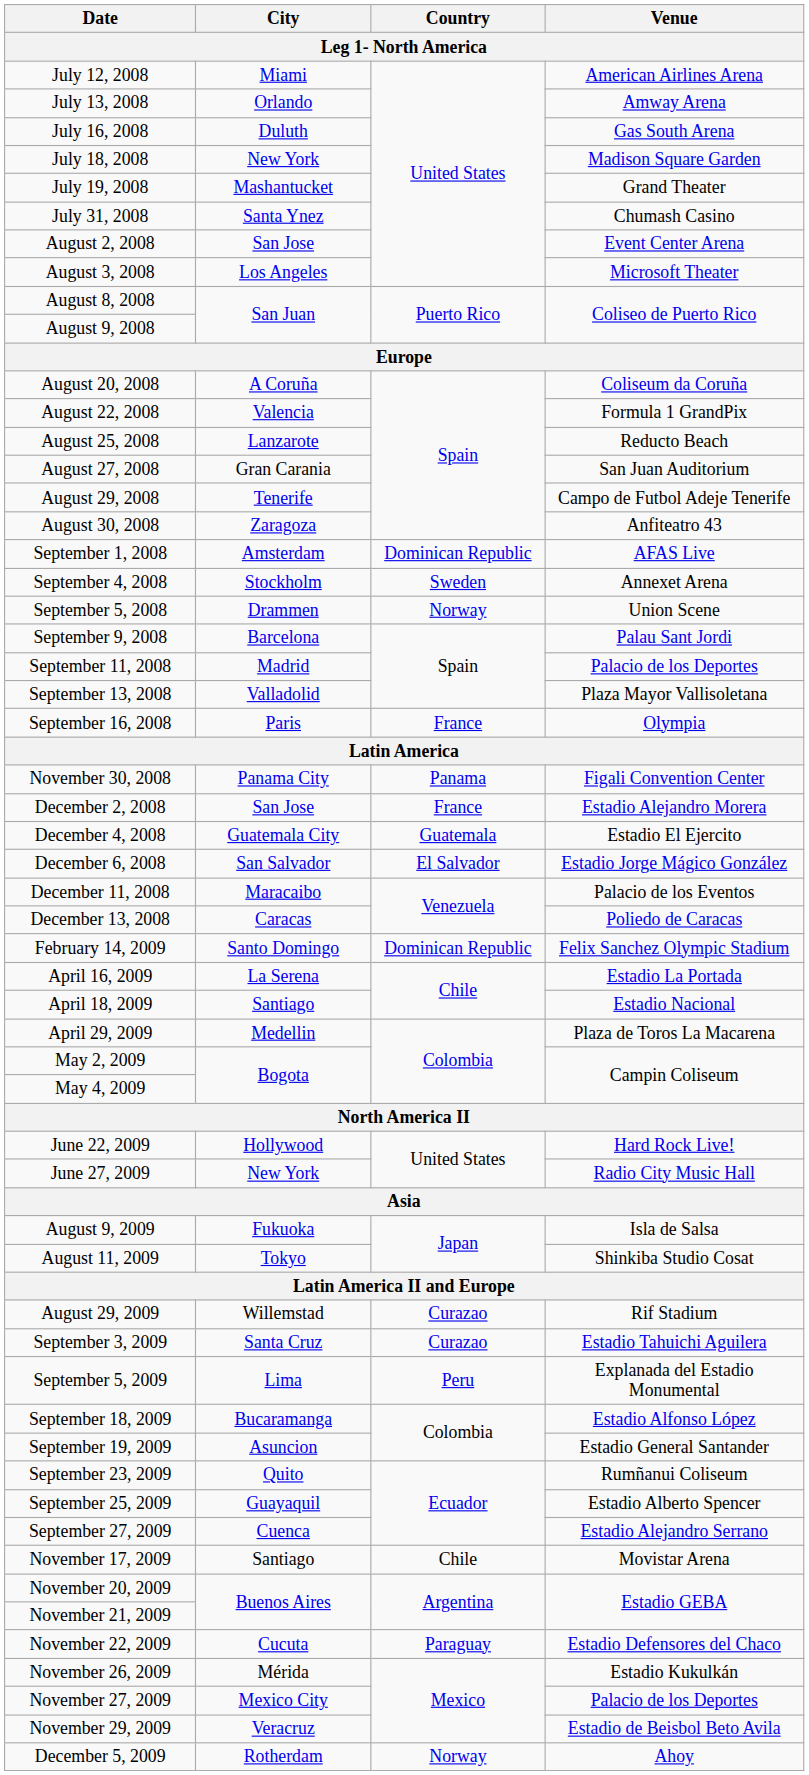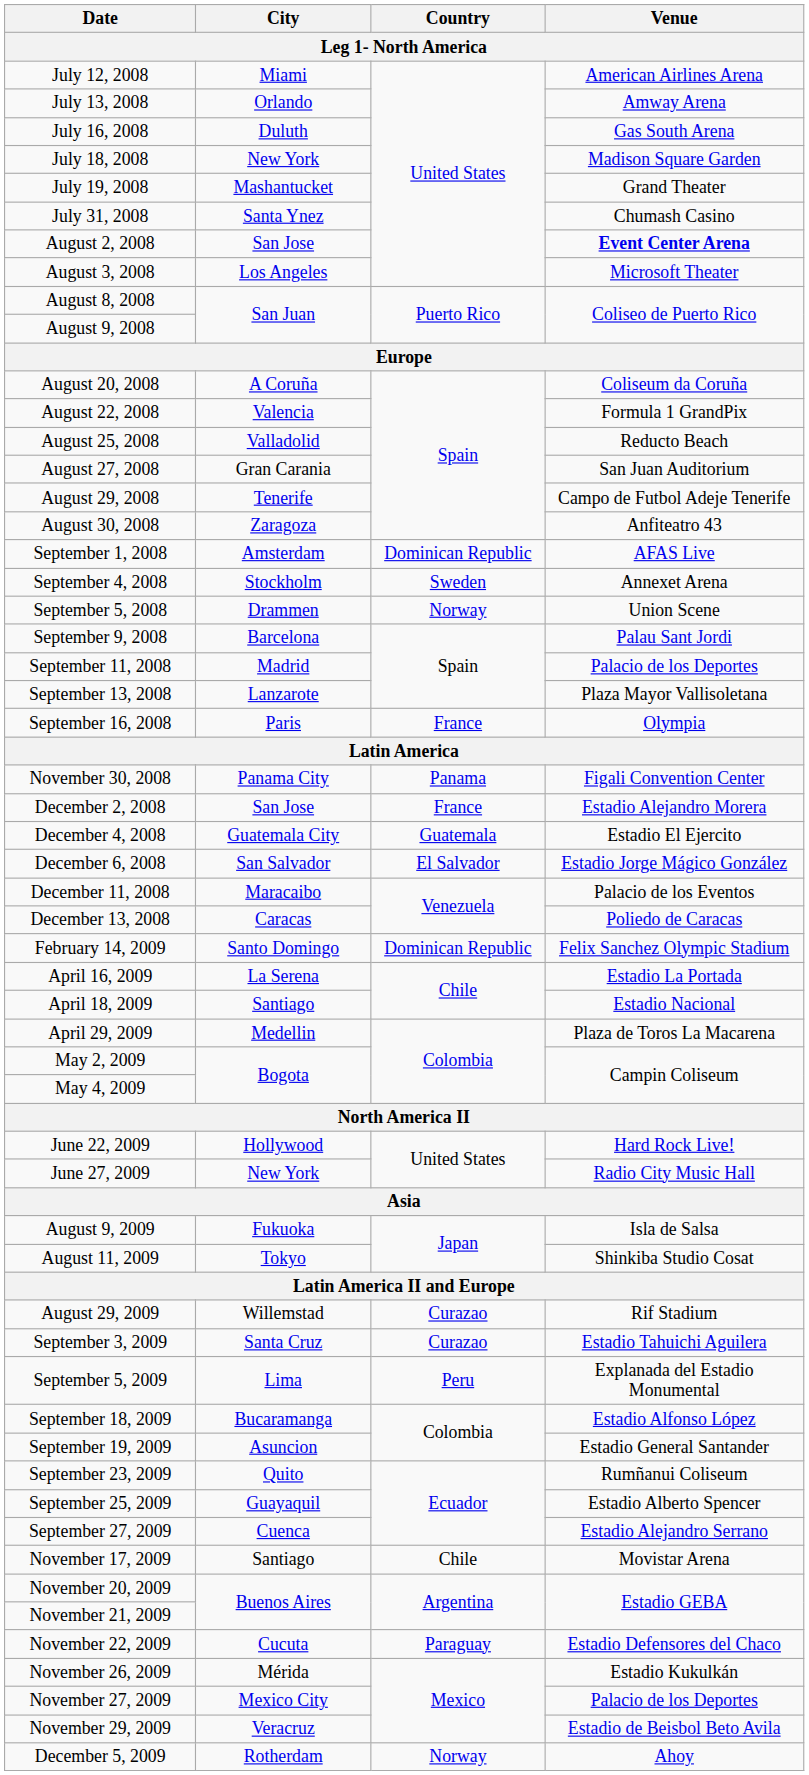(674, 243) normal -> (674, 243) bold
(283, 441) Lanzarote -> (283, 441) Valladolid
(283, 694) Valladolid -> (283, 694) Lanzarote
